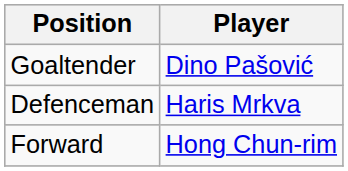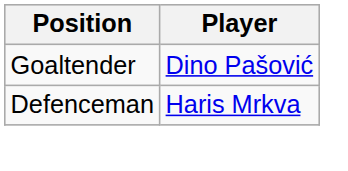- row: (57, 144)
